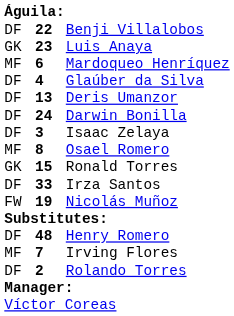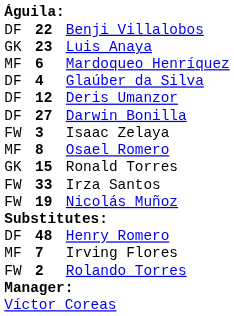(44, 99) 13 -> (44, 99) 12
(44, 116) 24 -> (44, 116) 27
(13, 133) DF -> (13, 133) FW
(13, 185) DF -> (13, 185) FW
(13, 271) DF -> (13, 271) FW
